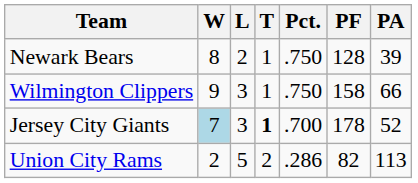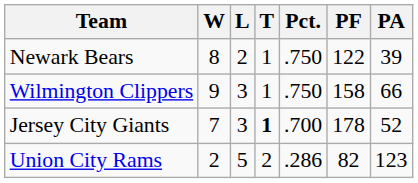(349, 56) 128 -> (349, 56) 122
(214, 125) lightblue background -> (214, 125) no background
(391, 159) 113 -> (391, 159) 123
